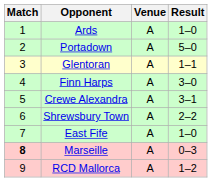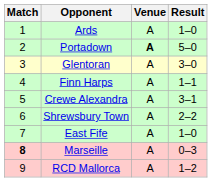(150, 47) normal -> (150, 47) bold
(188, 64) 1–1 -> (188, 64) 3–0
(188, 82) 3–0 -> (188, 82) 1–1
